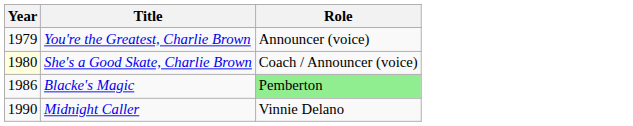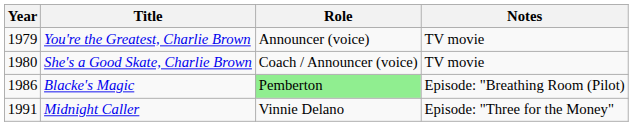+ column: (525, 16)
(23, 62) lightyellow background -> (23, 62) no background
(23, 109) 1990 -> (23, 109) 1991
